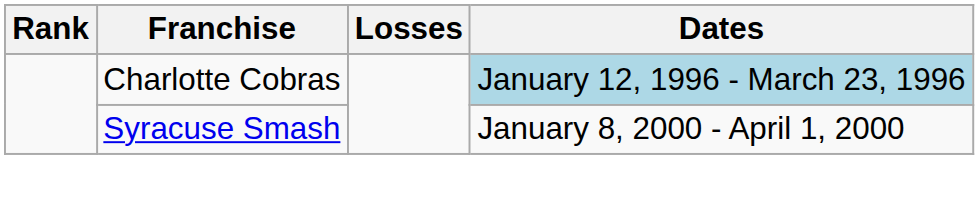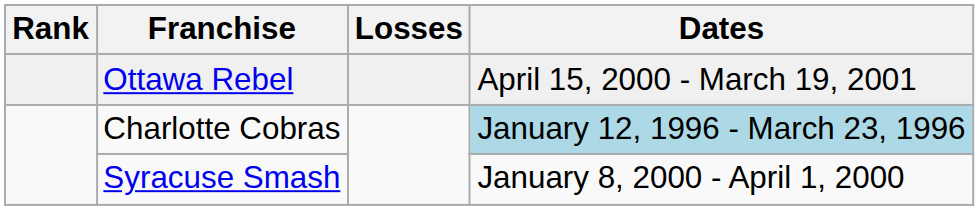+ row: (198, 79)
